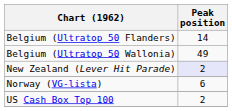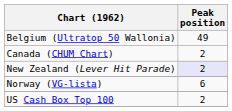- row: (91, 38)
+ row: (60, 53)
